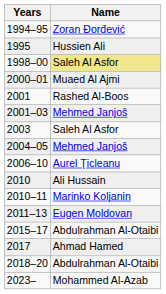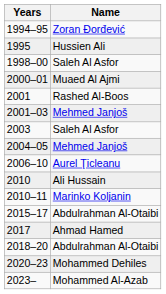(86, 63) khaki background -> (86, 63) no background
- row: (27, 213)
+ row: (27, 264)
